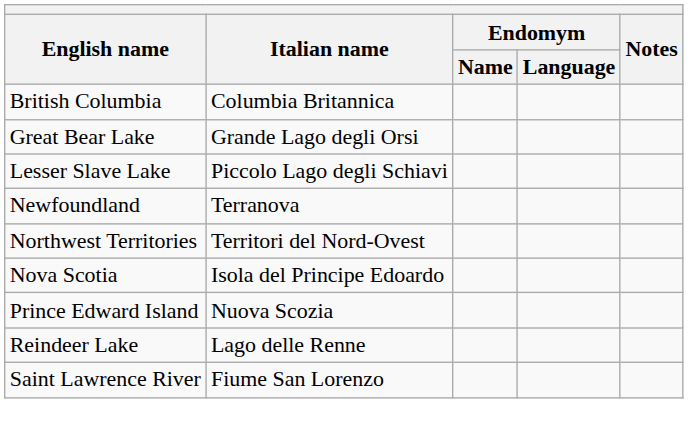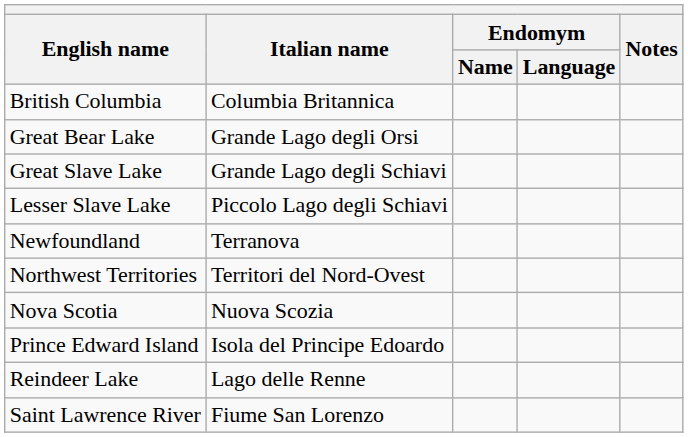+ row: (86, 171)
(328, 275) Isola del Principe Edoardo -> (272, 310) Nuova Scozia
(272, 310) Nuova Scozia -> (328, 344) Isola del Principe Edoardo
